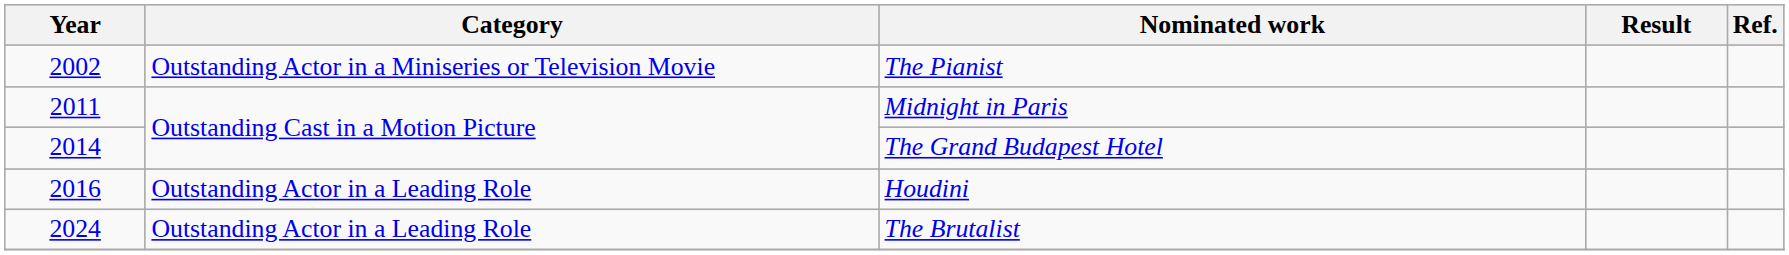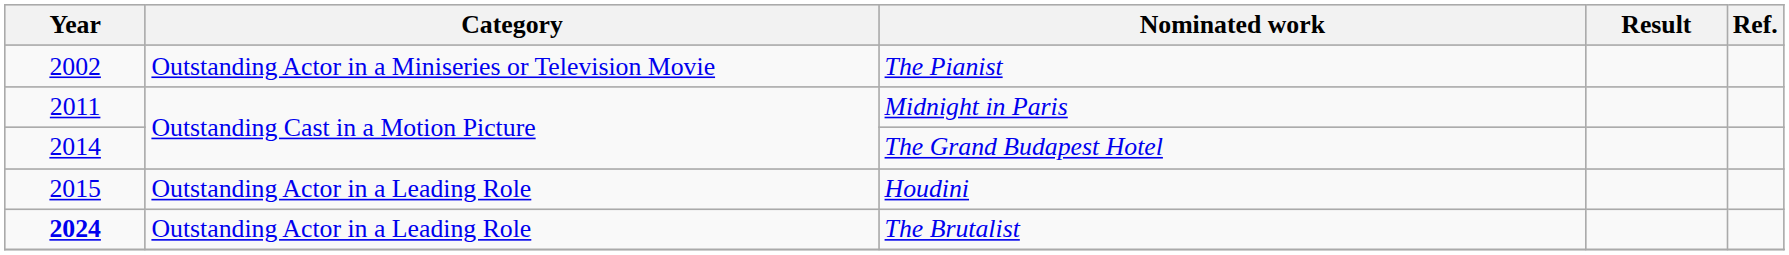(75, 188) 2016 -> (75, 188) 2015
(75, 229) normal -> (75, 229) bold
